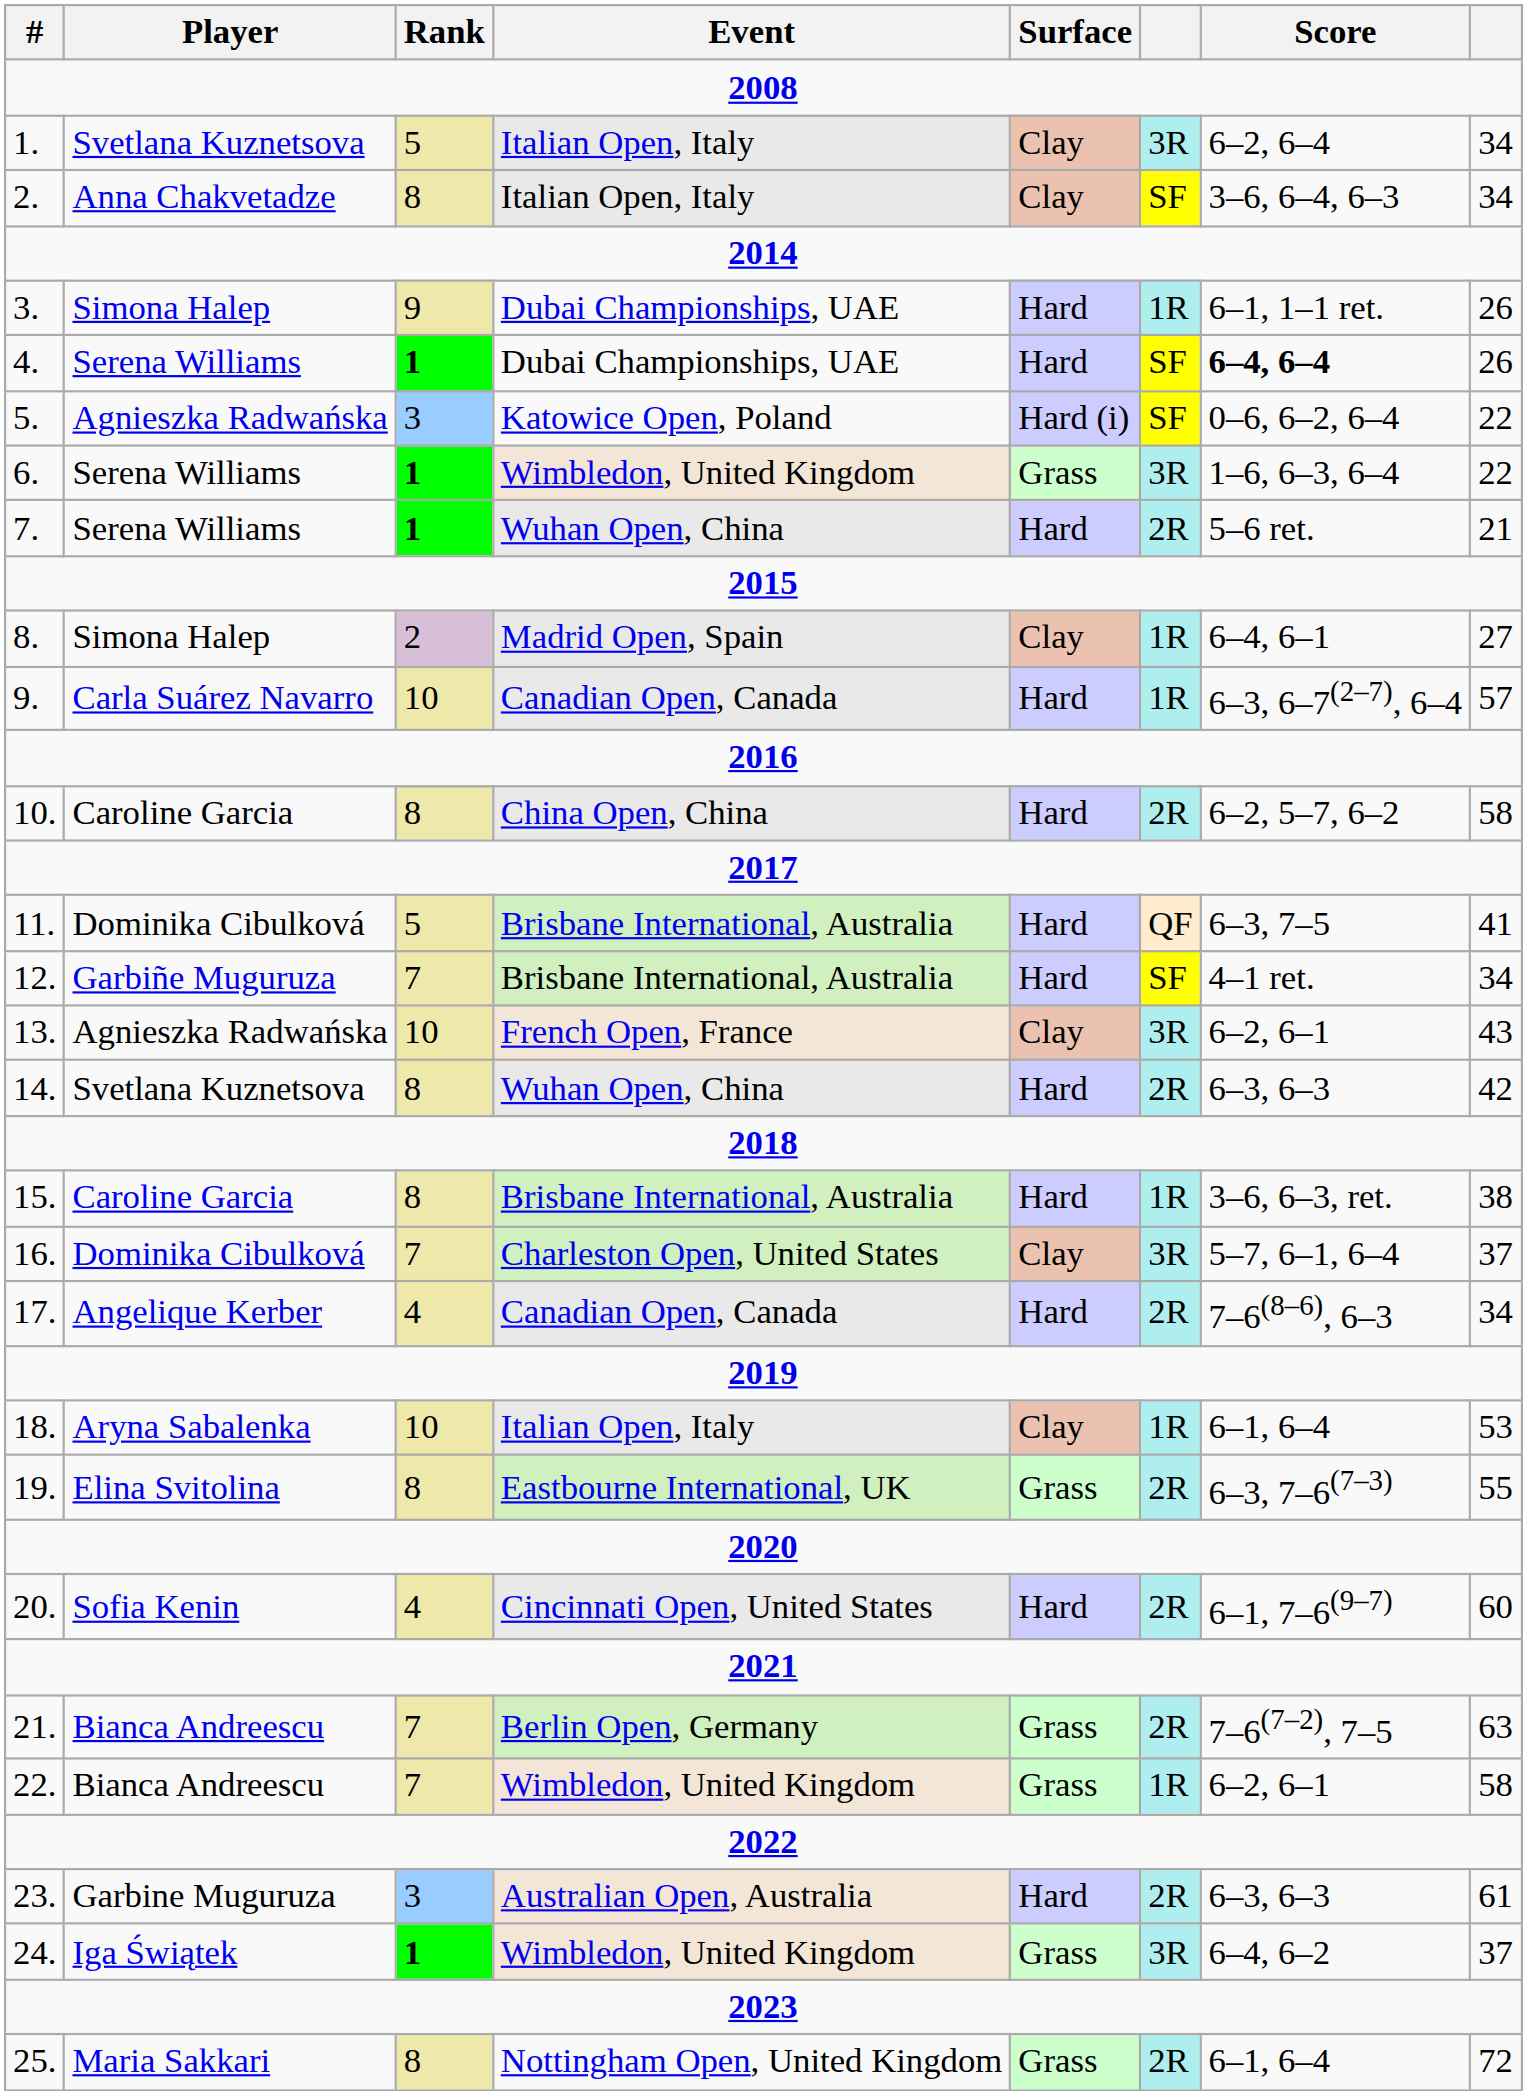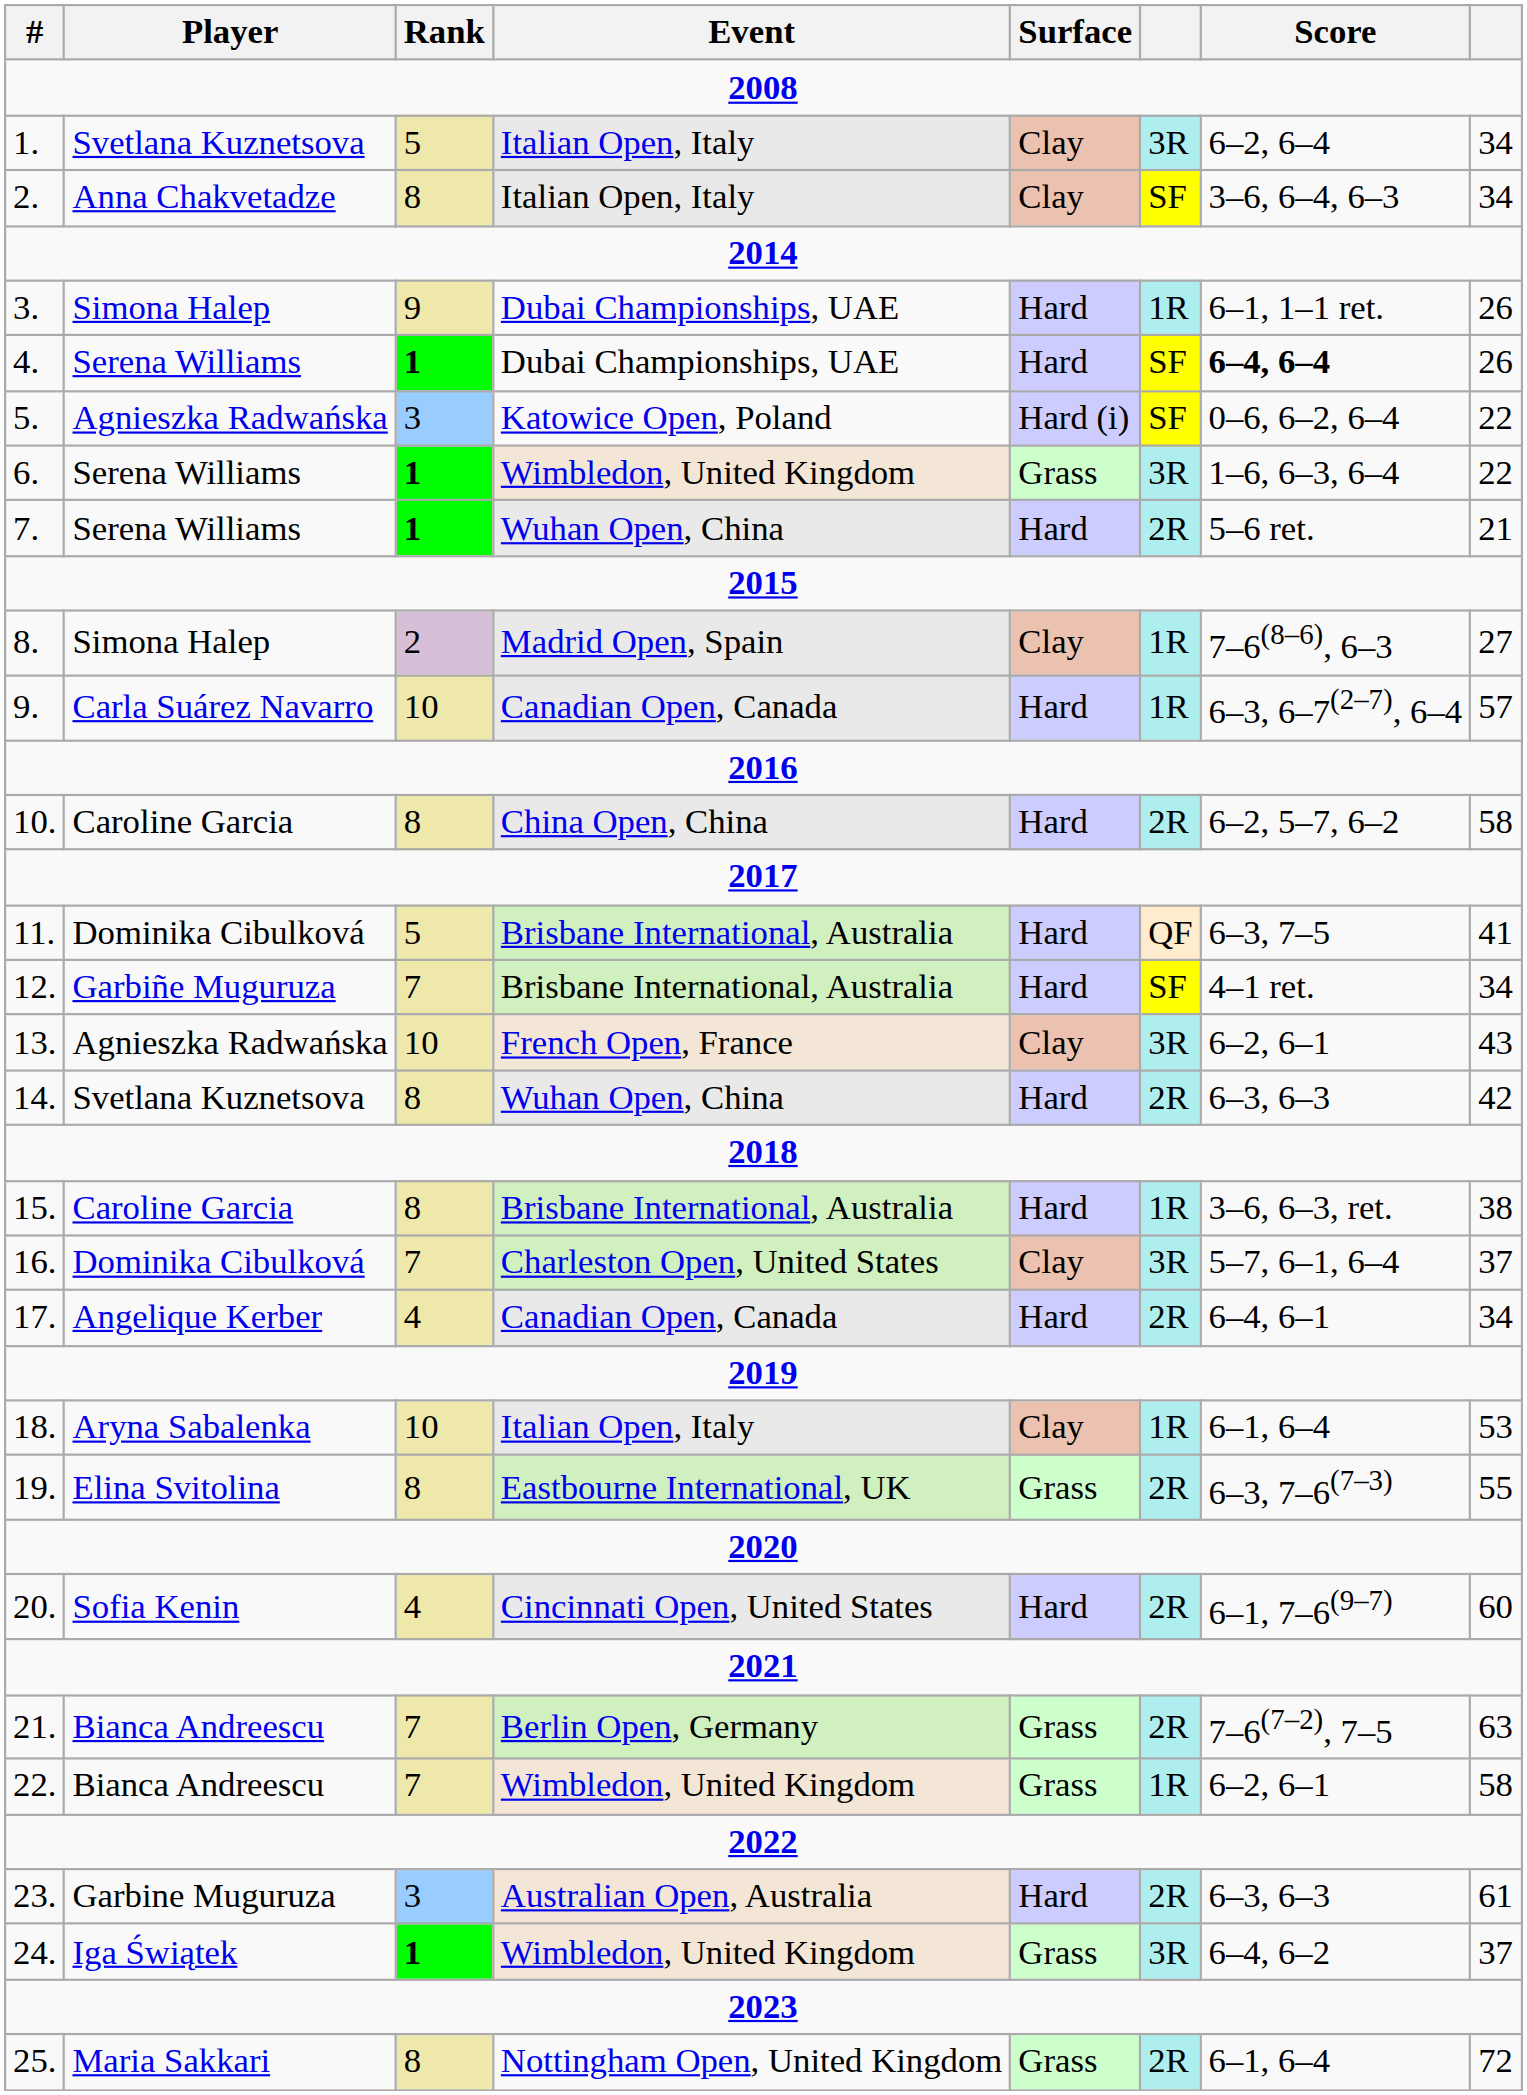(1269, 637) 6–4, 6–1 -> (1301, 642) 7–6(8–6), 6–3
(1301, 1312) 7–6(8–6), 6–3 -> (1269, 1317) 6–4, 6–1
